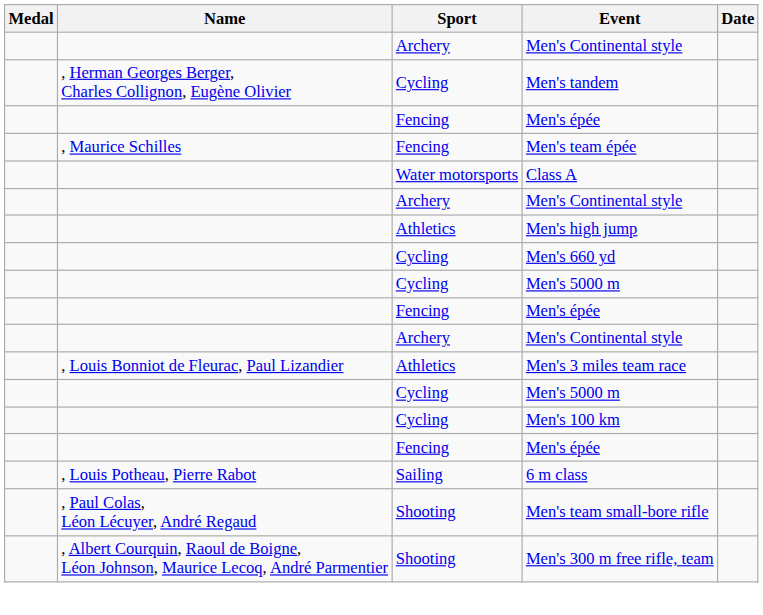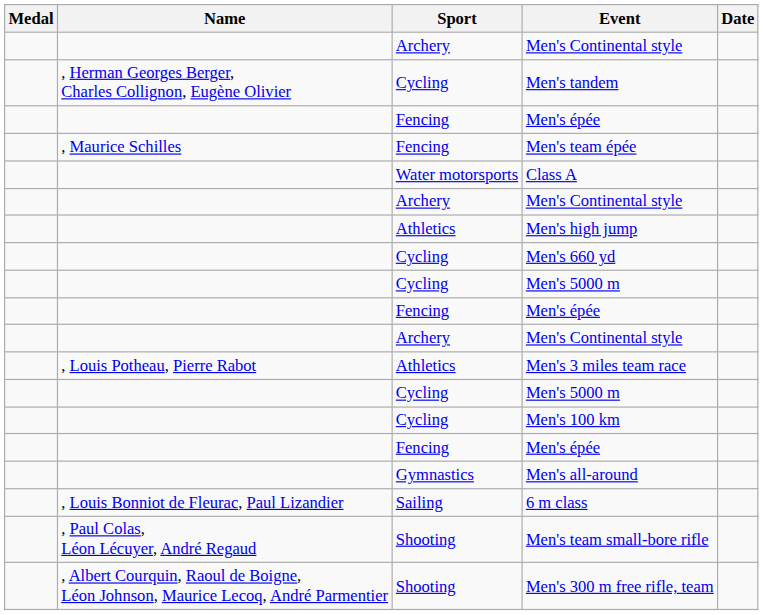(202, 365) , Louis Bonniot de Fleurac, Paul Lizandier -> (159, 365) , Louis Potheau, Pierre Rabot
+ row: (435, 475)
(159, 475) , Louis Potheau, Pierre Rabot -> (202, 502) , Louis Bonniot de Fleurac, Paul Lizandier
